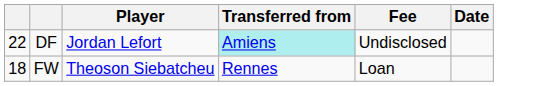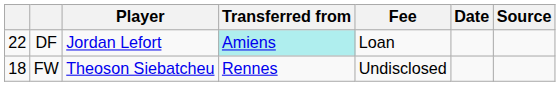+ column: (524, 17)
(403, 42) Undisclosed -> (377, 42) Loan
(377, 68) Loan -> (403, 68) Undisclosed
